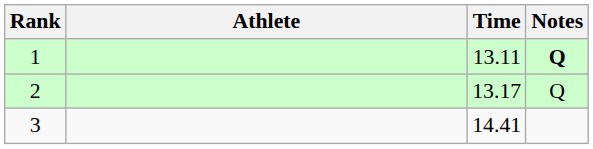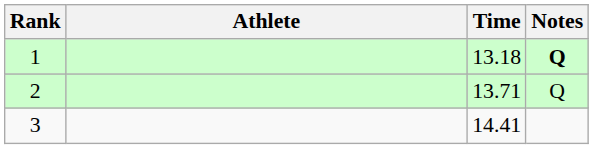(497, 56) 13.11 -> (497, 56) 13.18
(497, 90) 13.17 -> (497, 90) 13.71
